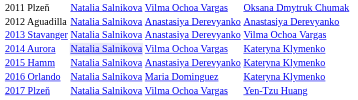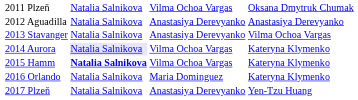(106, 63) normal -> (109, 63) bold
(193, 63) Anastasiya Derevyanko -> (191, 63) Vilma Ochoa Vargas
(186, 90) Vilma Ochoa Vargas -> (197, 90) Anastasiya Derevyanko
